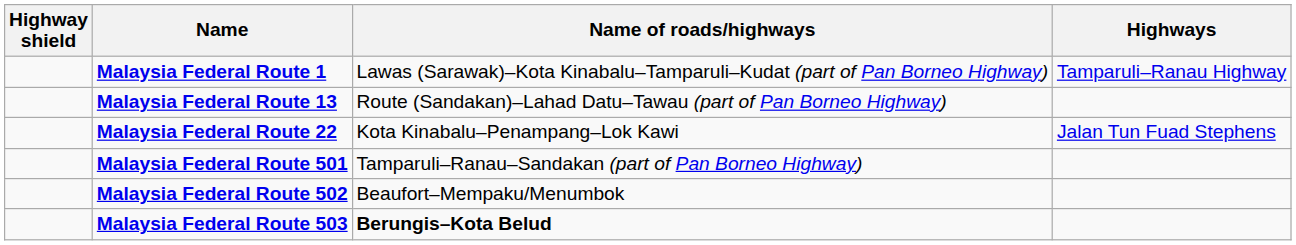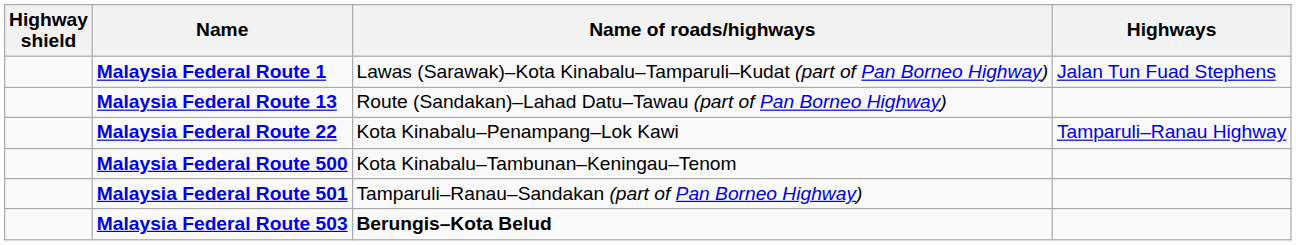(1172, 71) Tamparuli–Ranau Highway -> (1166, 71) Jalan Tun Fuad Stephens
(1166, 132) Jalan Tun Fuad Stephens -> (1172, 132) Tamparuli–Ranau Highway
+ row: (222, 163)
- row: (222, 193)
